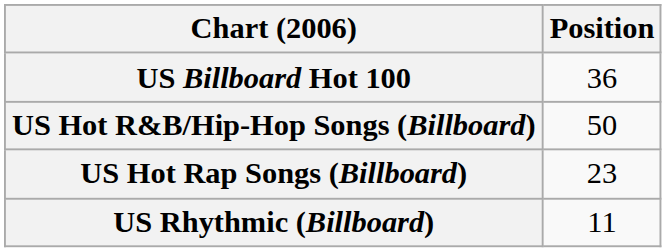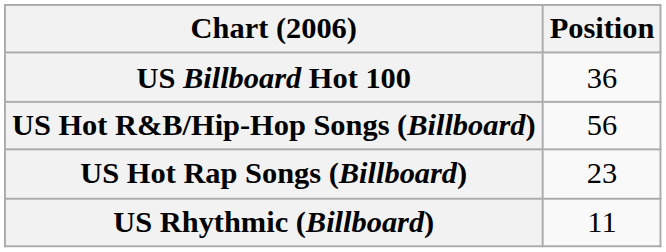(602, 125) 50 -> (602, 125) 56
